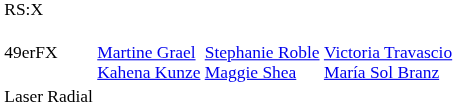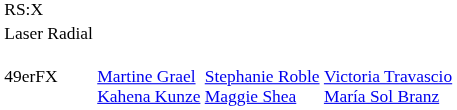rows swapped: (49, 96) <-> (31, 52)
